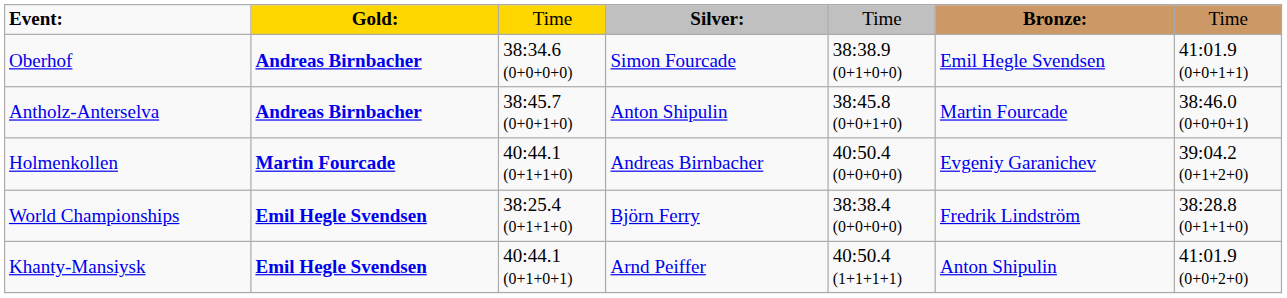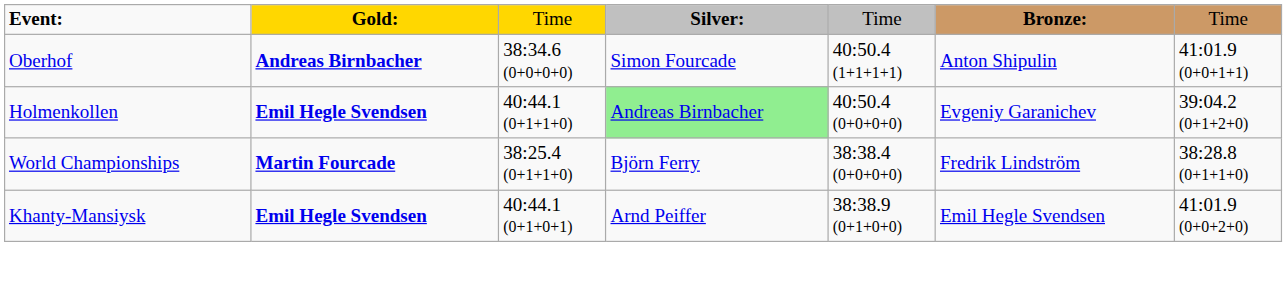(867, 60) 38:38.9 (0+1+0+0) -> (867, 60) 40:50.4 (1+1+1+1)
(1022, 60) Emil Hegle Svendsen -> (998, 60) Anton Shipulin
- row: (84, 112)
(325, 163) Martin Fourcade -> (341, 112) Emil Hegle Svendsen
(687, 163) no background -> (687, 112) lightgreen background
(341, 215) Emil Hegle Svendsen -> (325, 163) Martin Fourcade
(867, 266) 40:50.4 (1+1+1+1) -> (867, 215) 38:38.9 (0+1+0+0)
(998, 266) Anton Shipulin -> (1022, 215) Emil Hegle Svendsen
